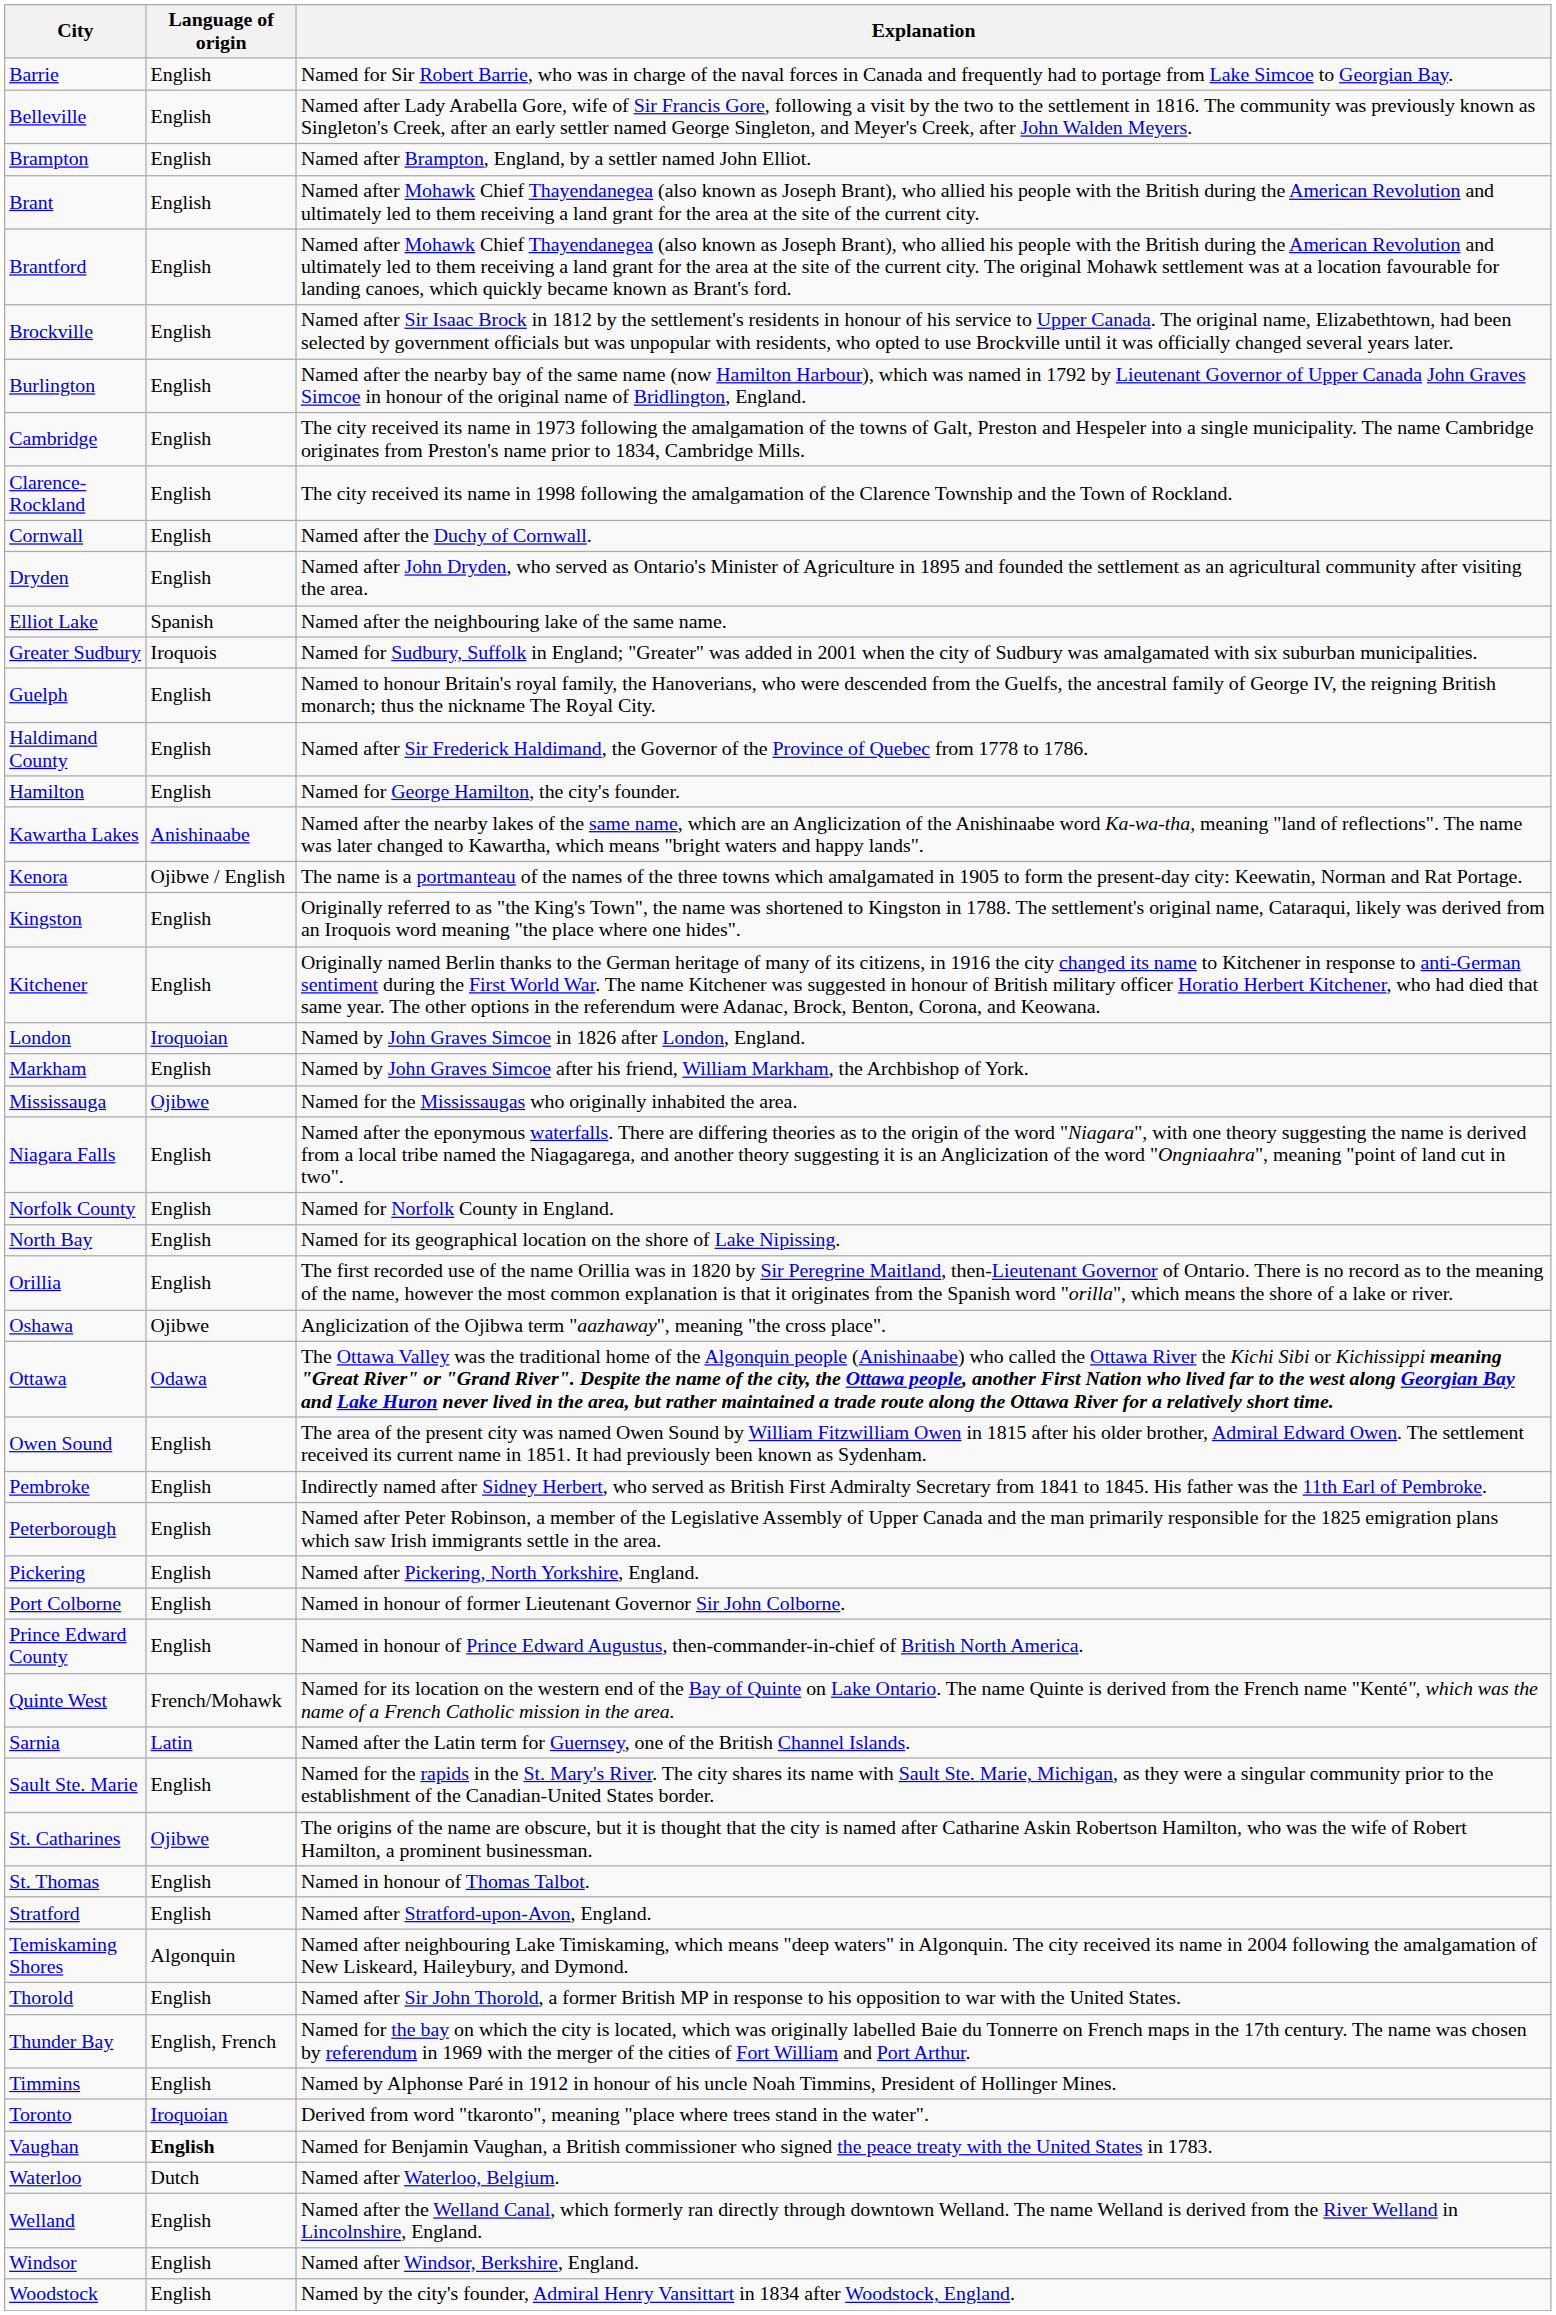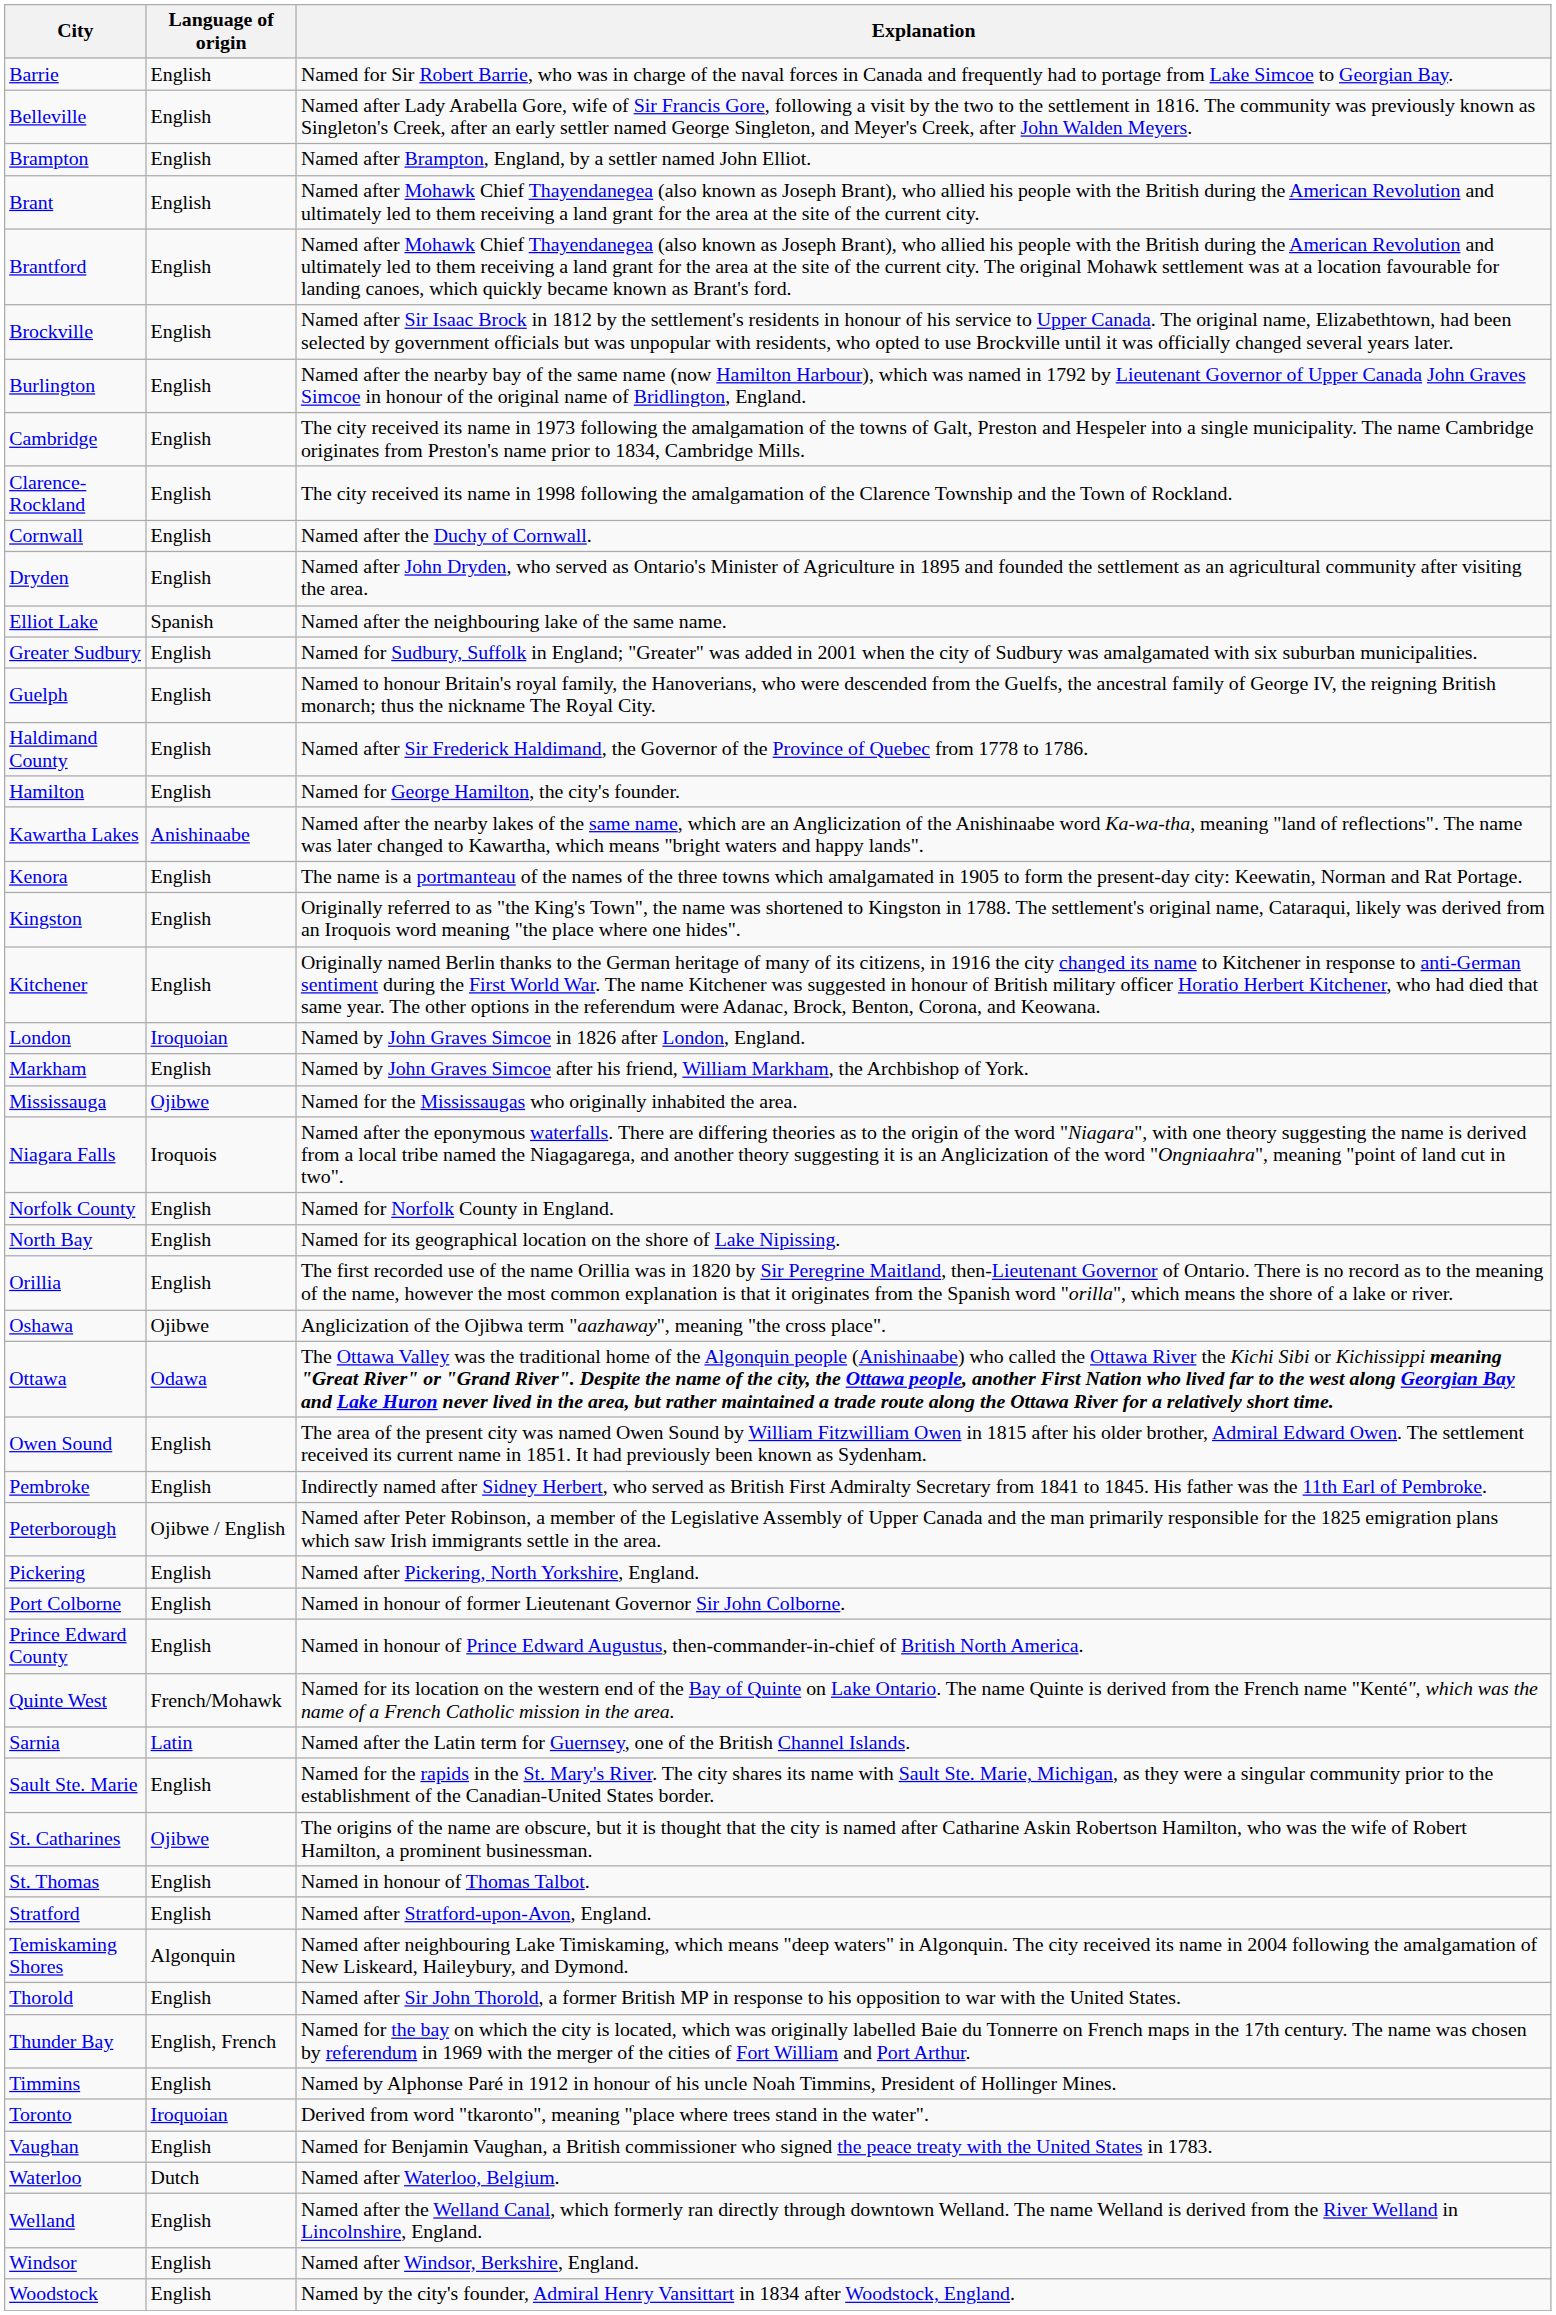(184, 652) Iroquois -> (181, 652) English
(218, 876) Ojibwe / English -> (181, 876) English
(181, 1154) English -> (184, 1154) Iroquois
(181, 1529) English -> (218, 1529) Ojibwe / English
(183, 2146) bold -> (181, 2146) normal
